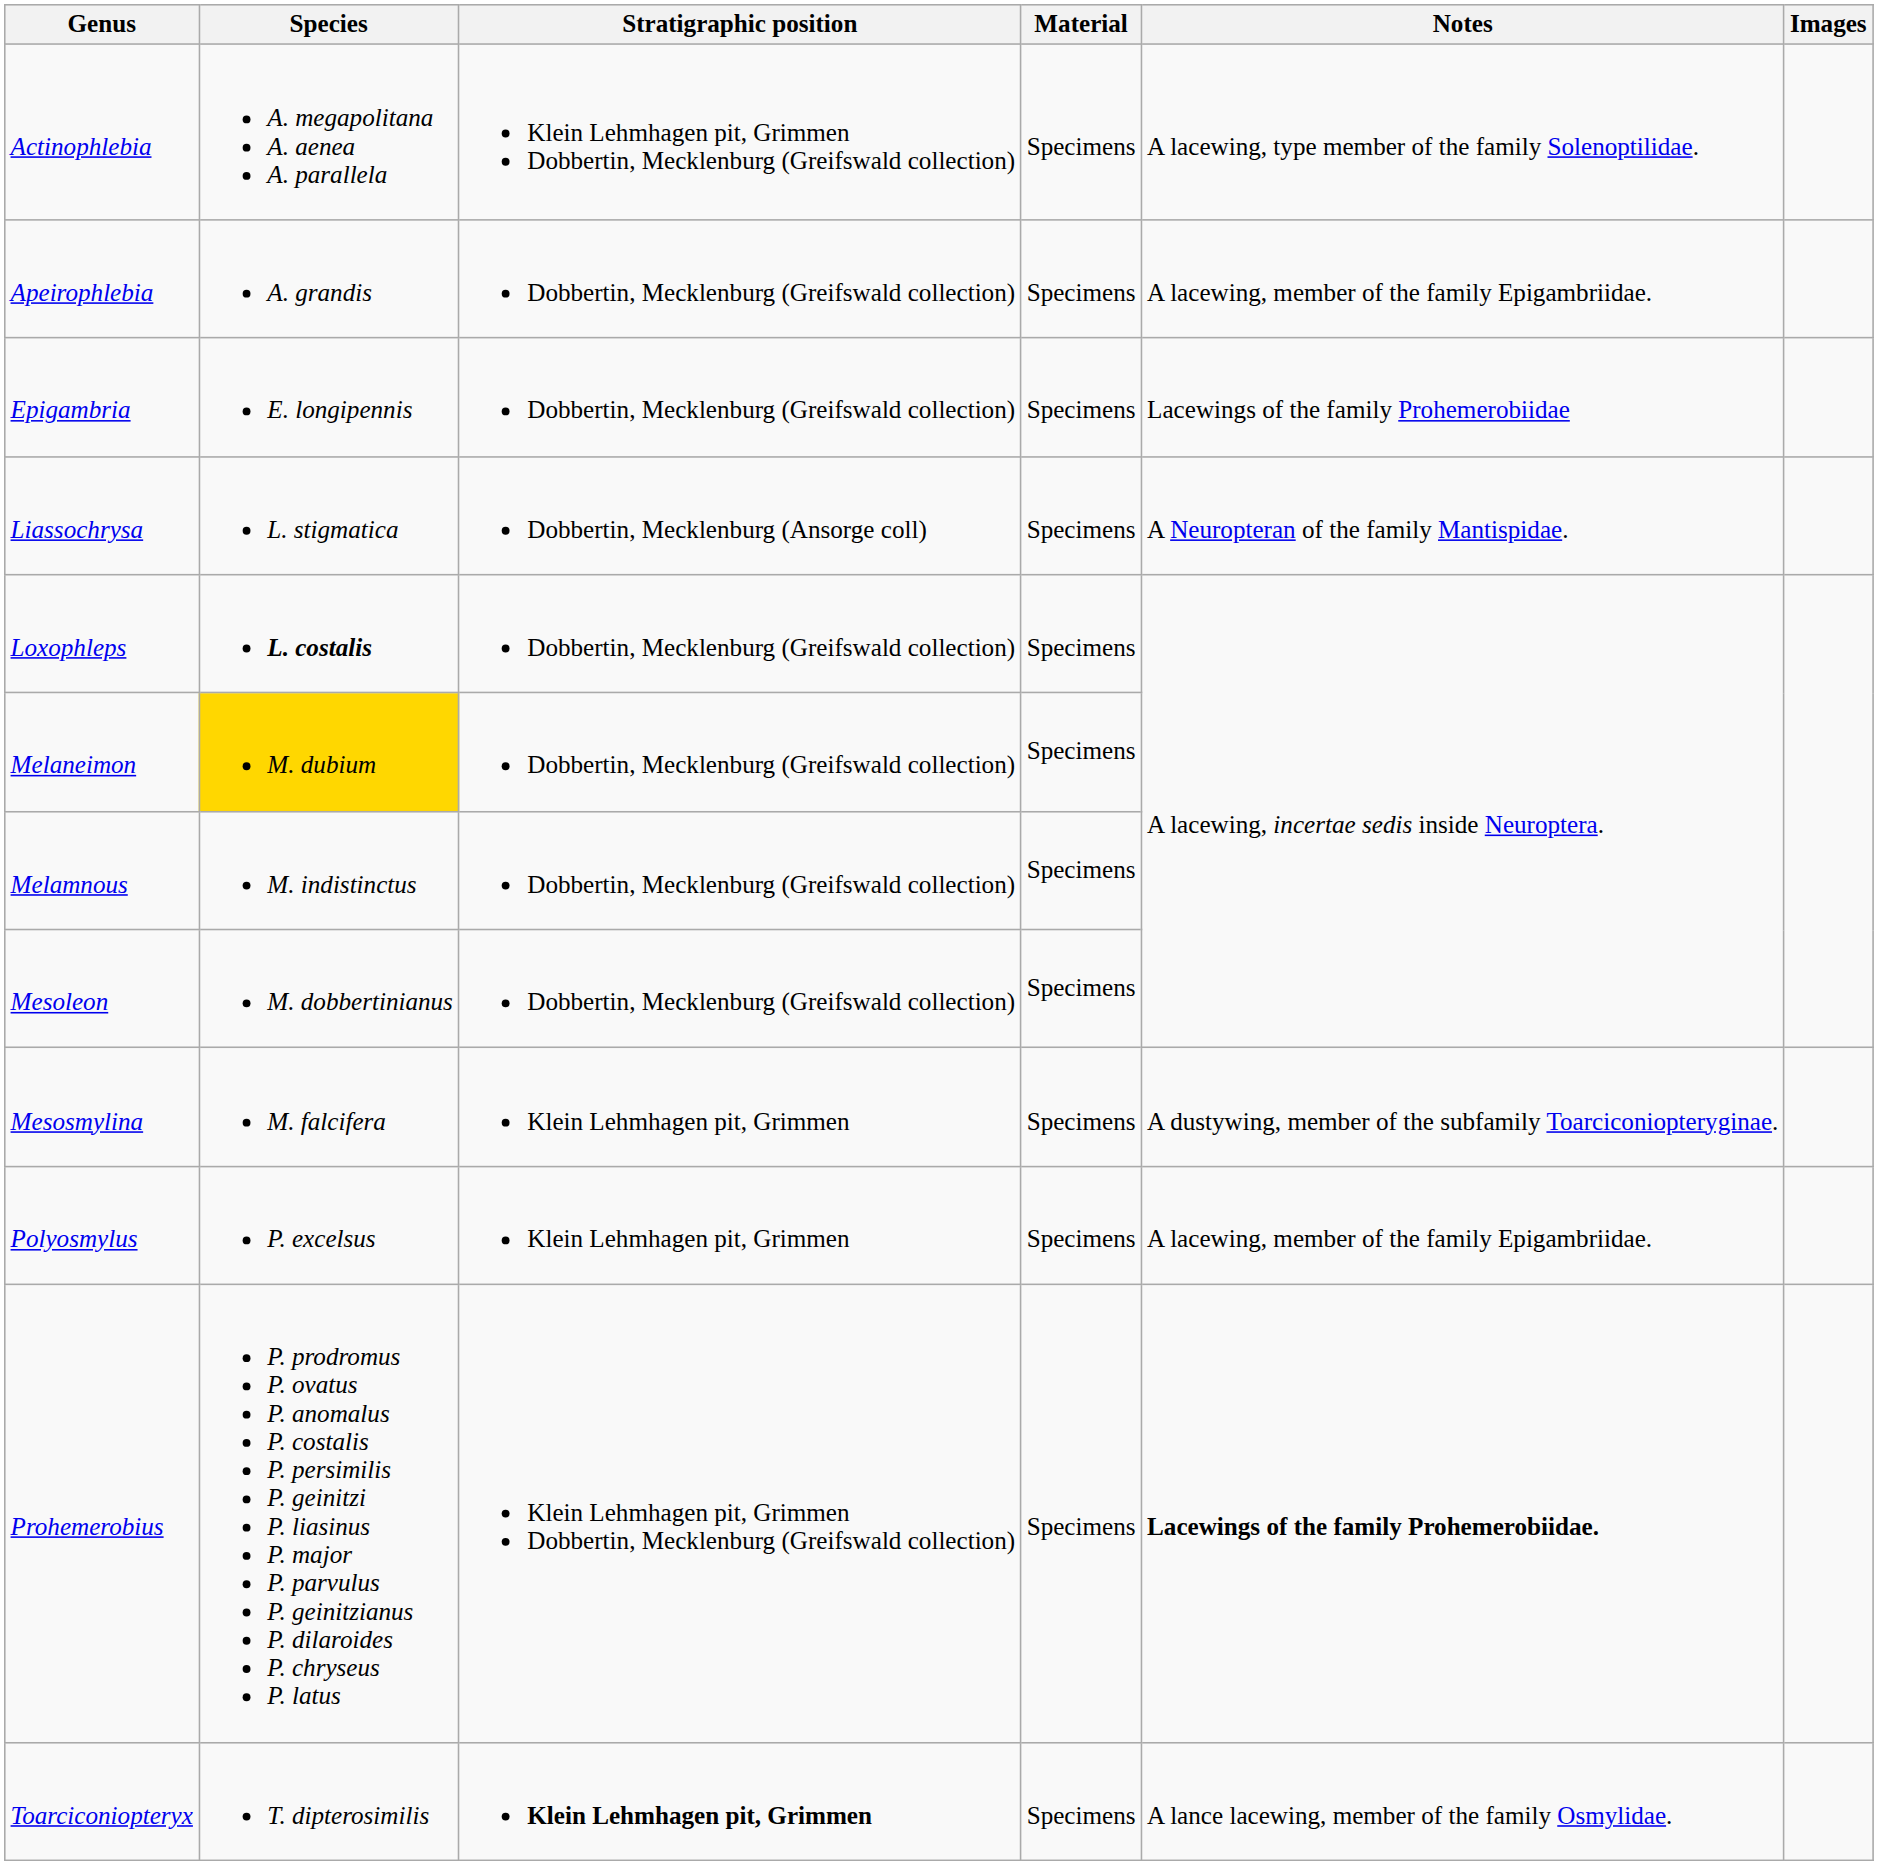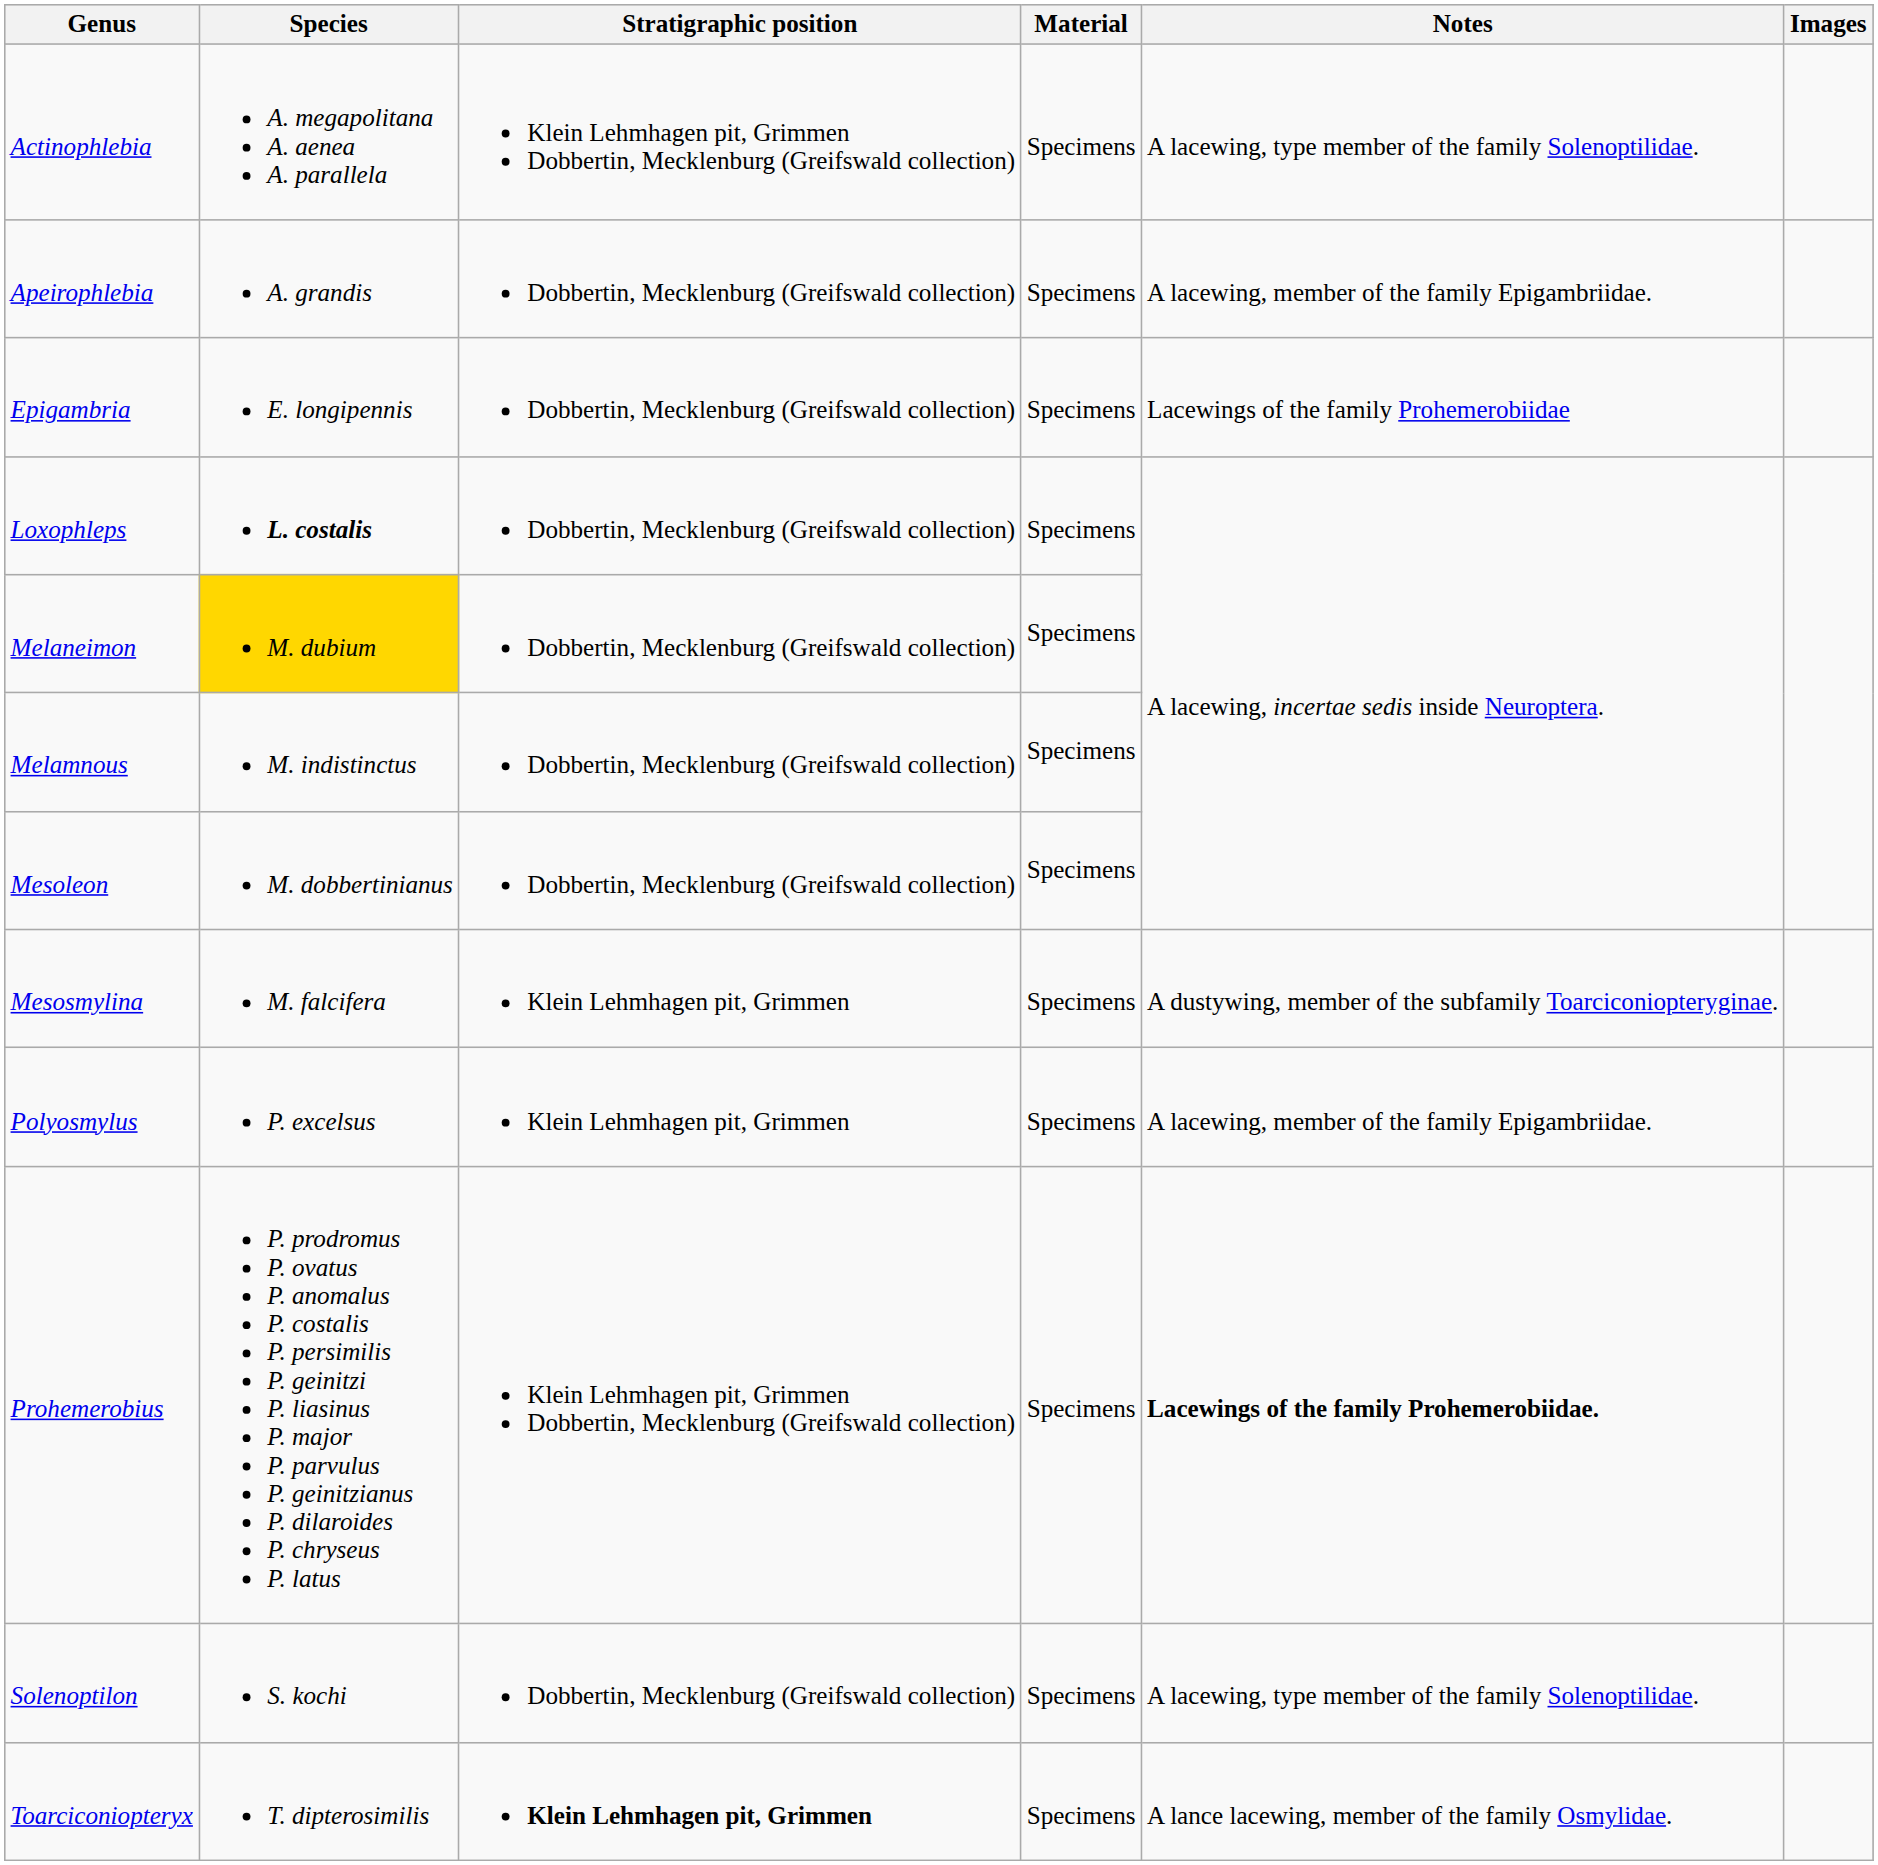- row: (77, 529)
+ row: (74, 1696)
